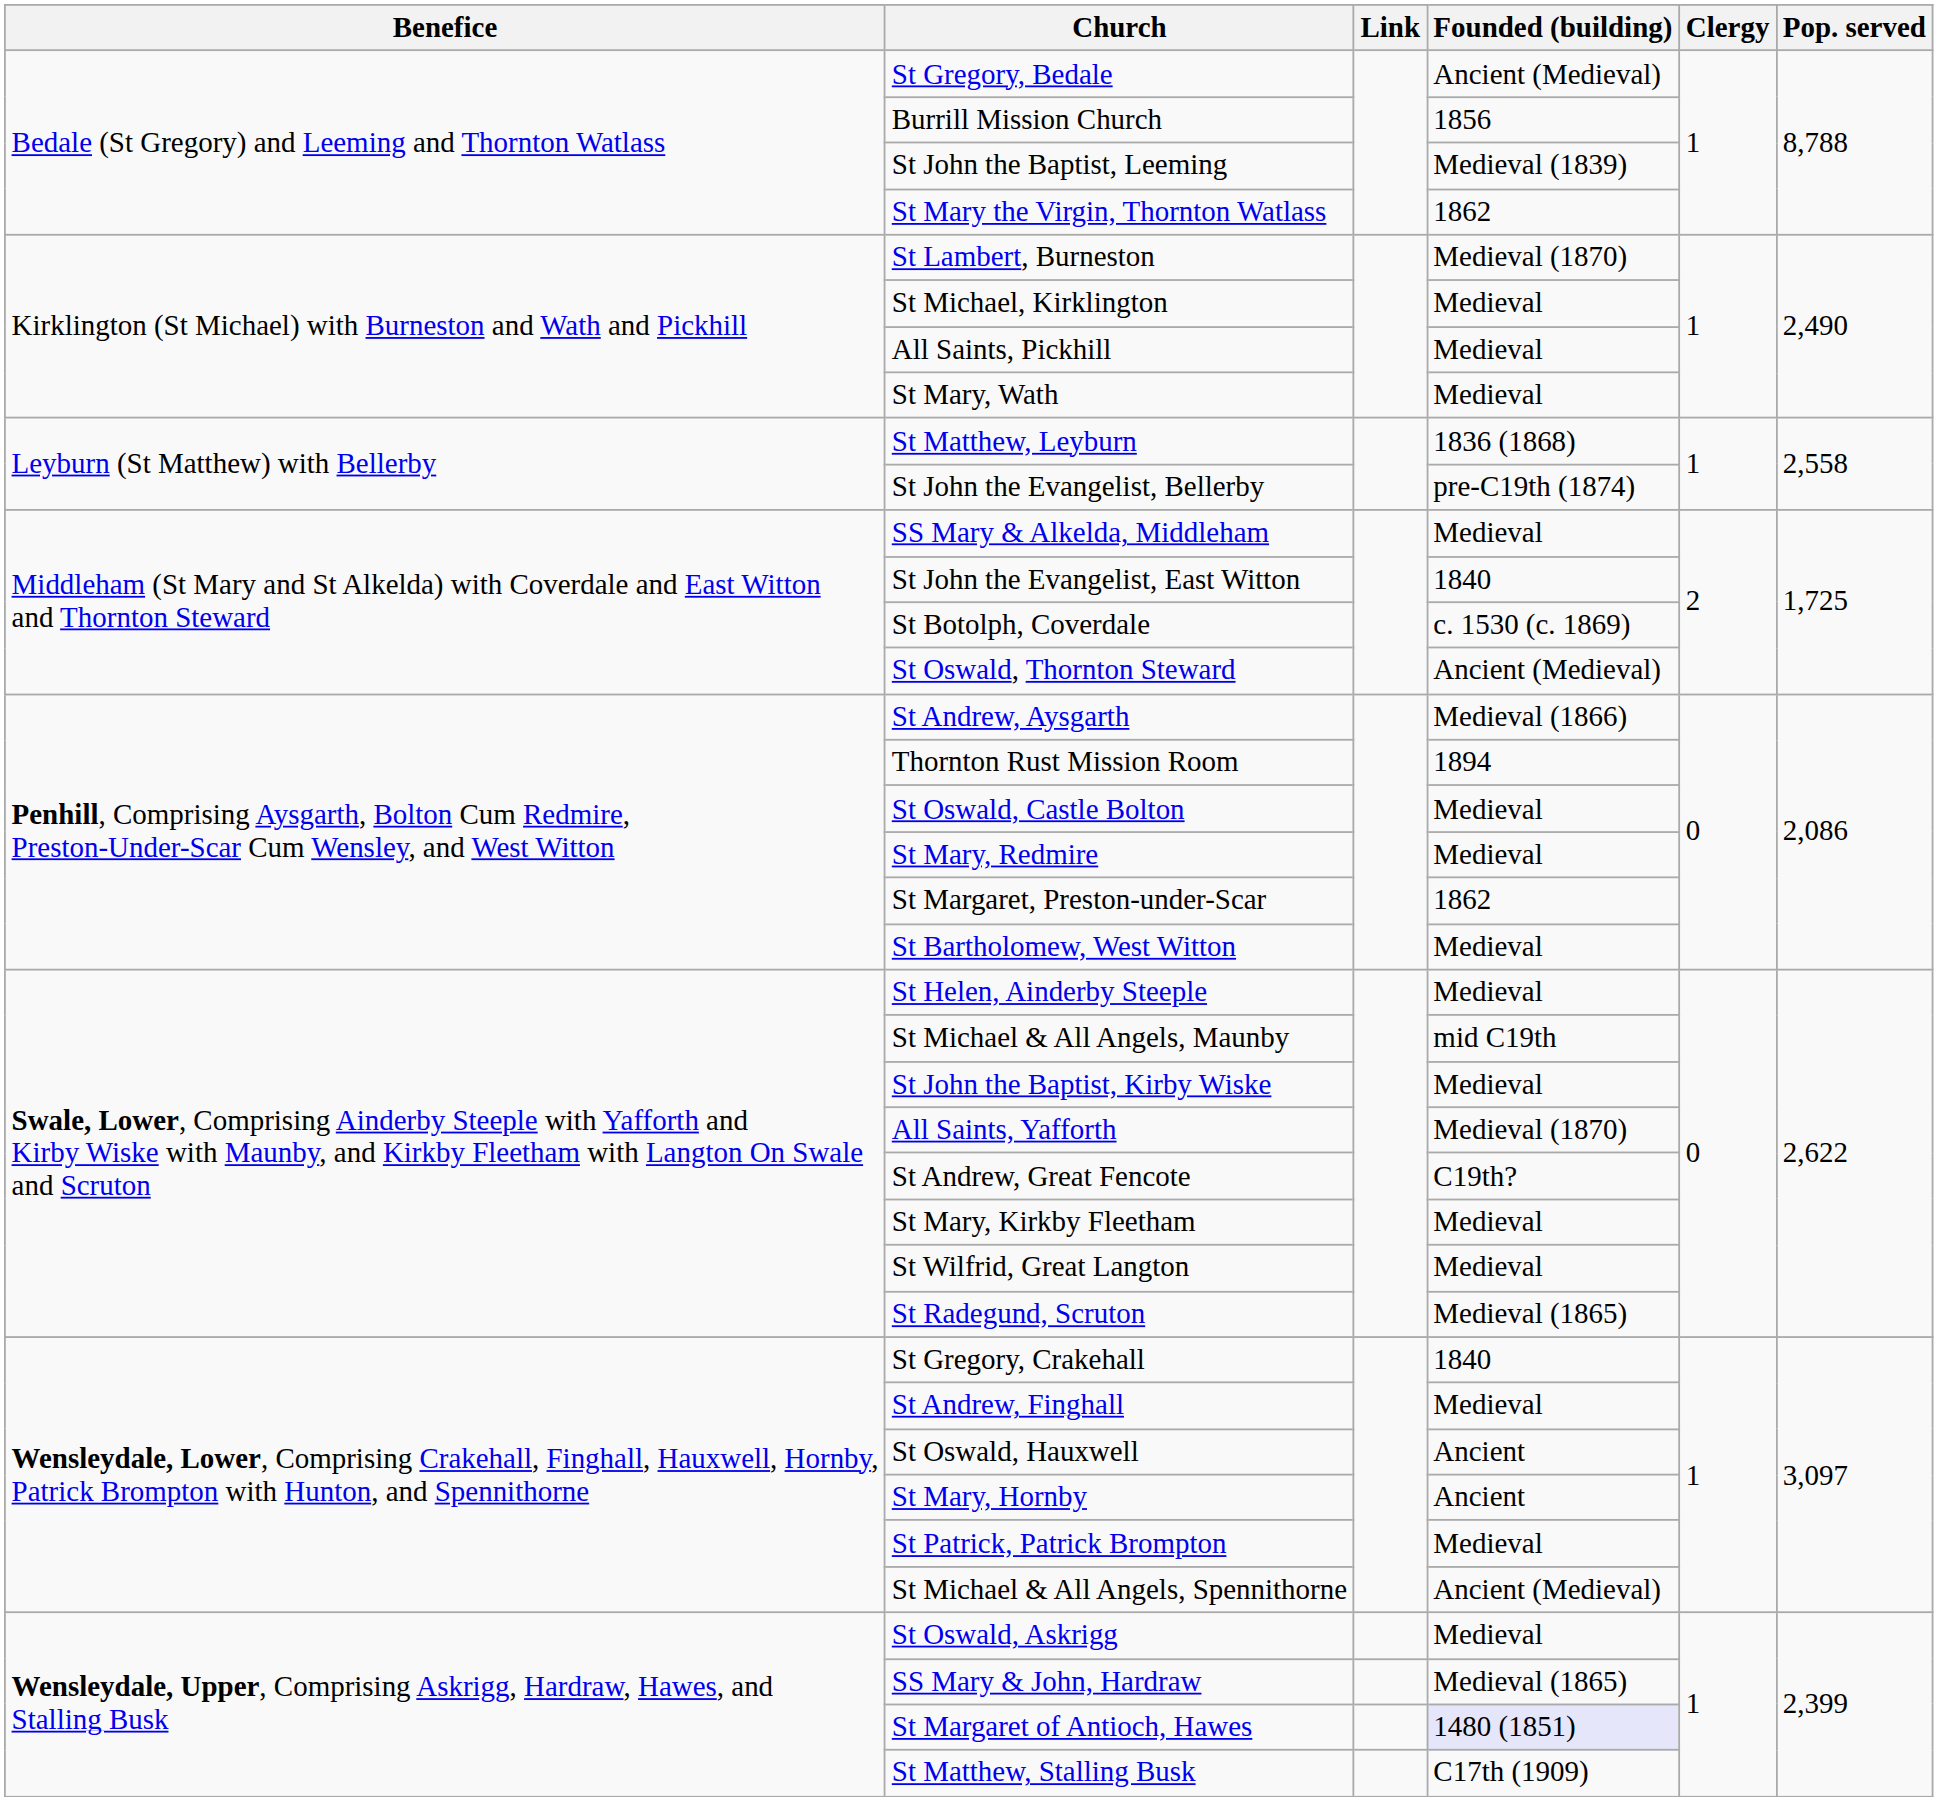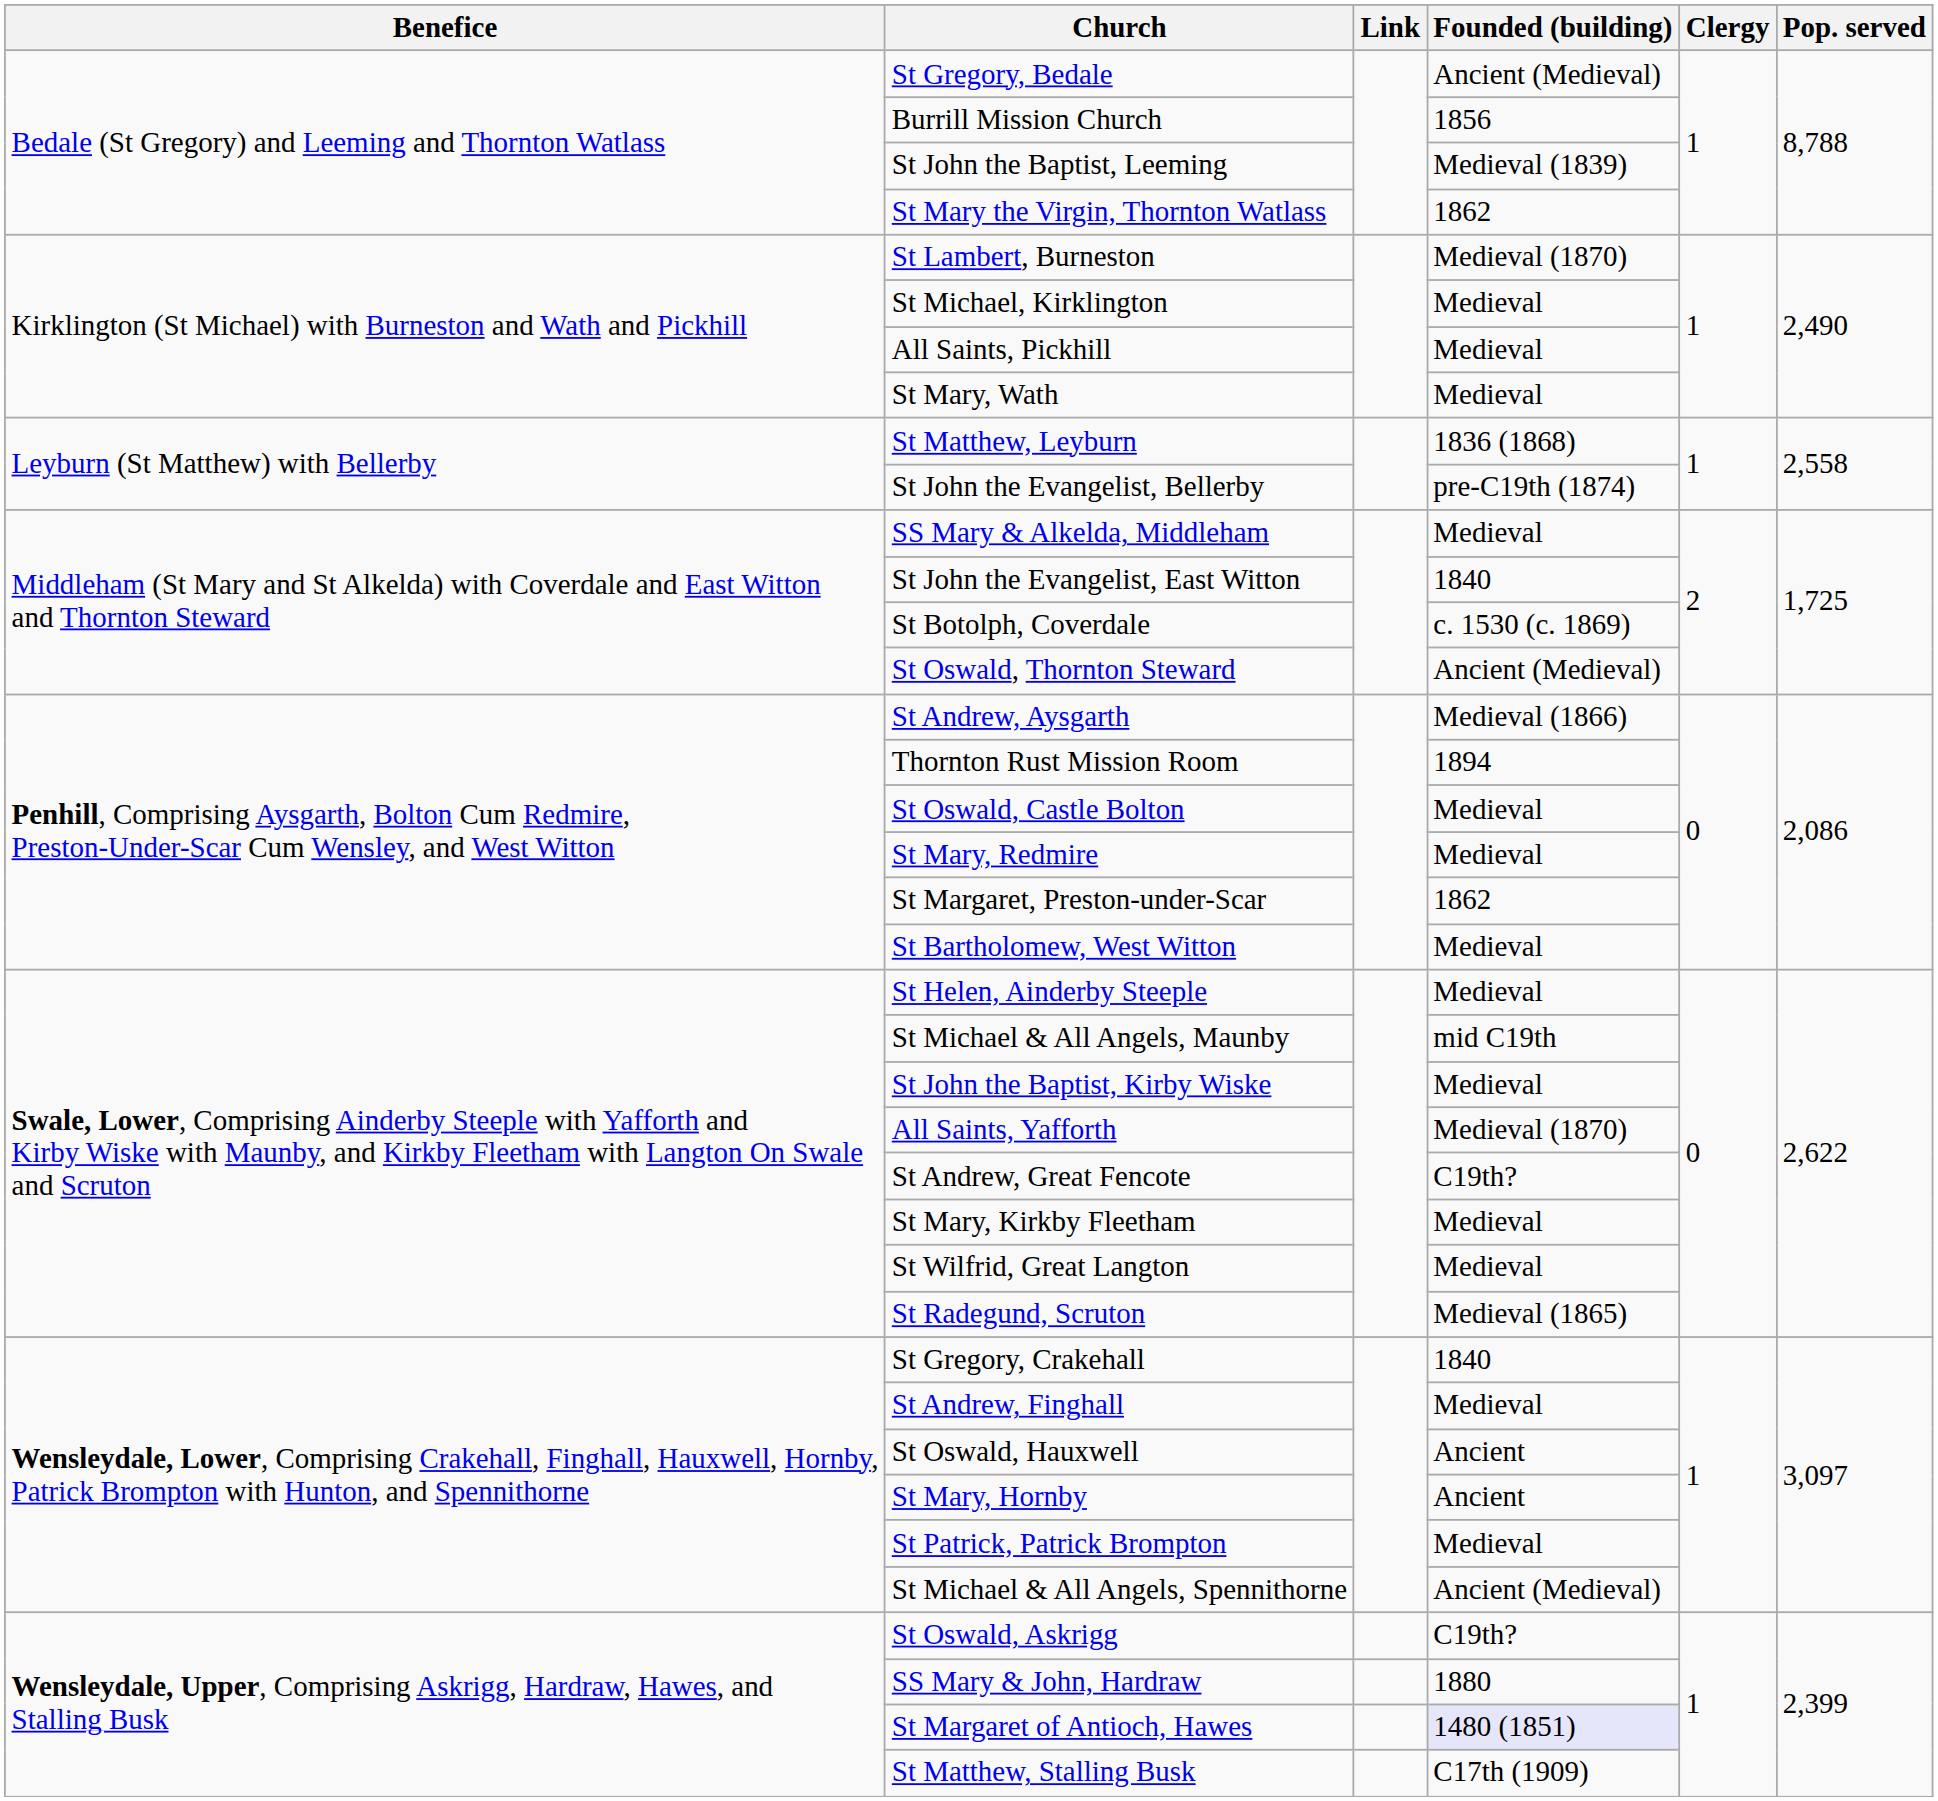(1488, 1634) Medieval -> (1475, 1634) C19th?
(1530, 1680) Medieval (1865) -> (1462, 1680) 1880
